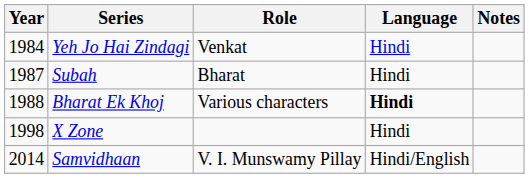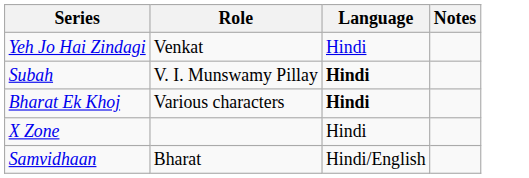- column: (26, 18)
(221, 74) Bharat -> (236, 74) V. I. Munswamy Pillay
(390, 74) normal -> (348, 74) bold
(280, 159) V. I. Munswamy Pillay -> (178, 159) Bharat
